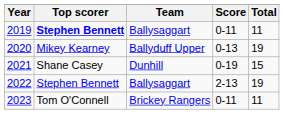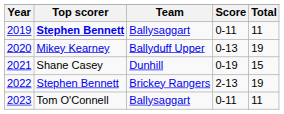(160, 83) Ballysaggart -> (170, 83) Brickey Rangers
(170, 100) Brickey Rangers -> (160, 100) Ballysaggart
